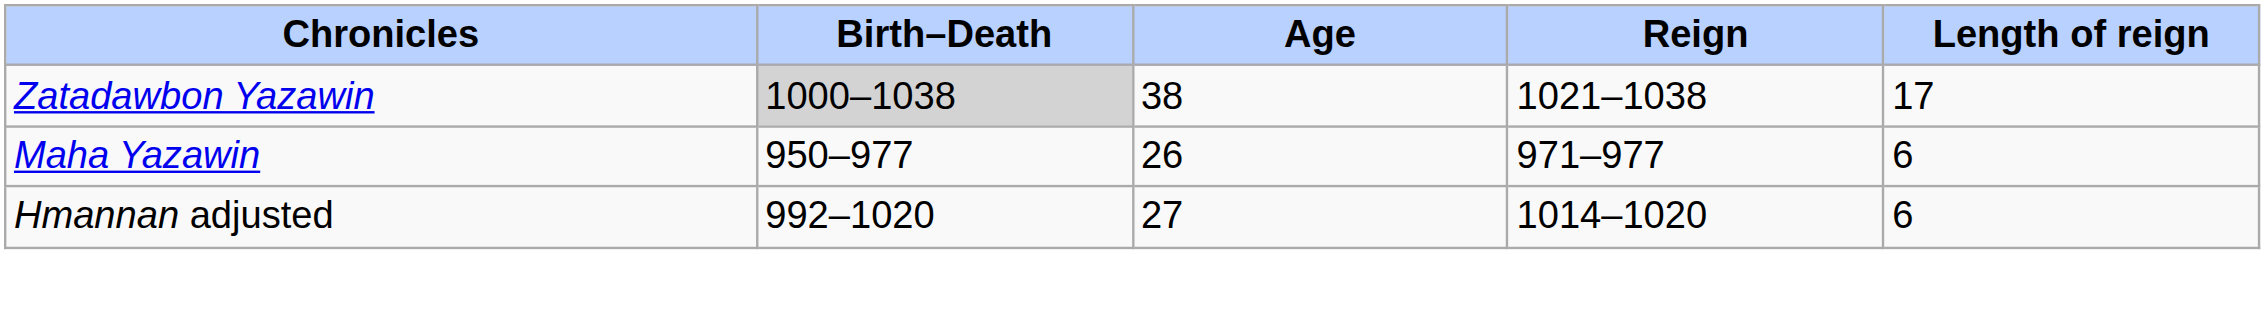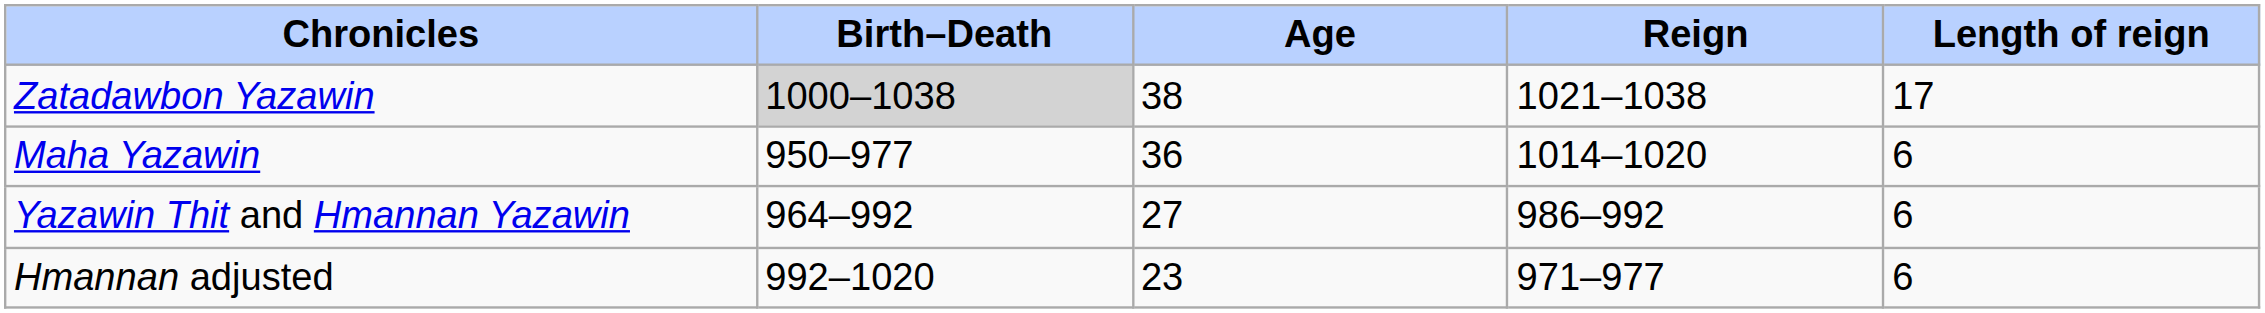(1162, 155) 26 -> (1162, 155) 36
(1591, 155) 971–977 -> (1612, 155) 1014–1020
+ row: (322, 215)
(1162, 215) 27 -> (1162, 276) 23
(1612, 215) 1014–1020 -> (1591, 276) 971–977
